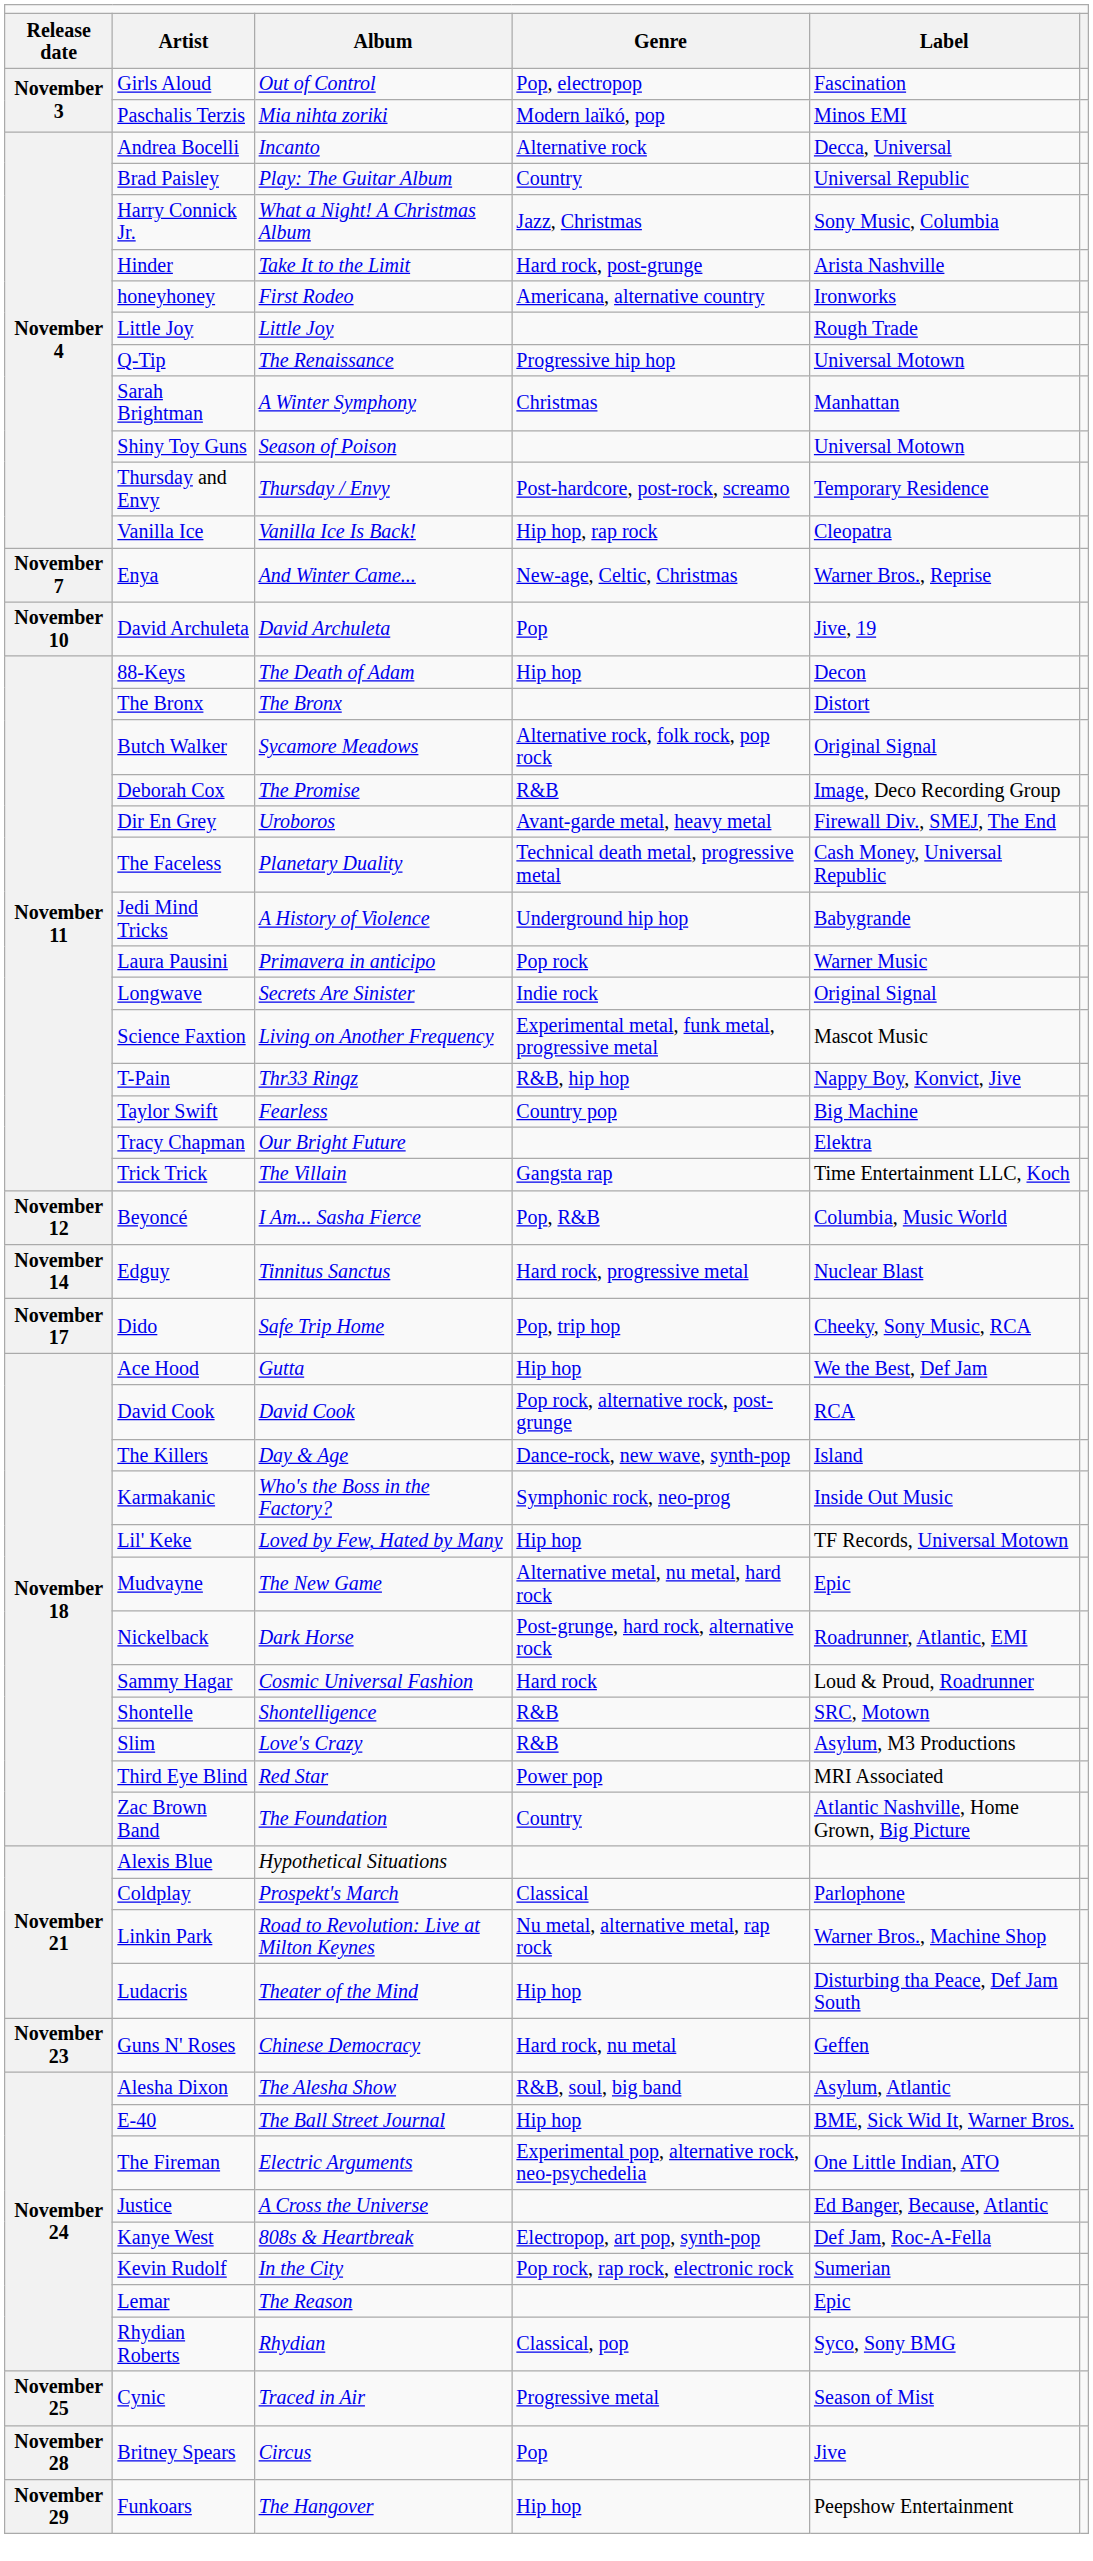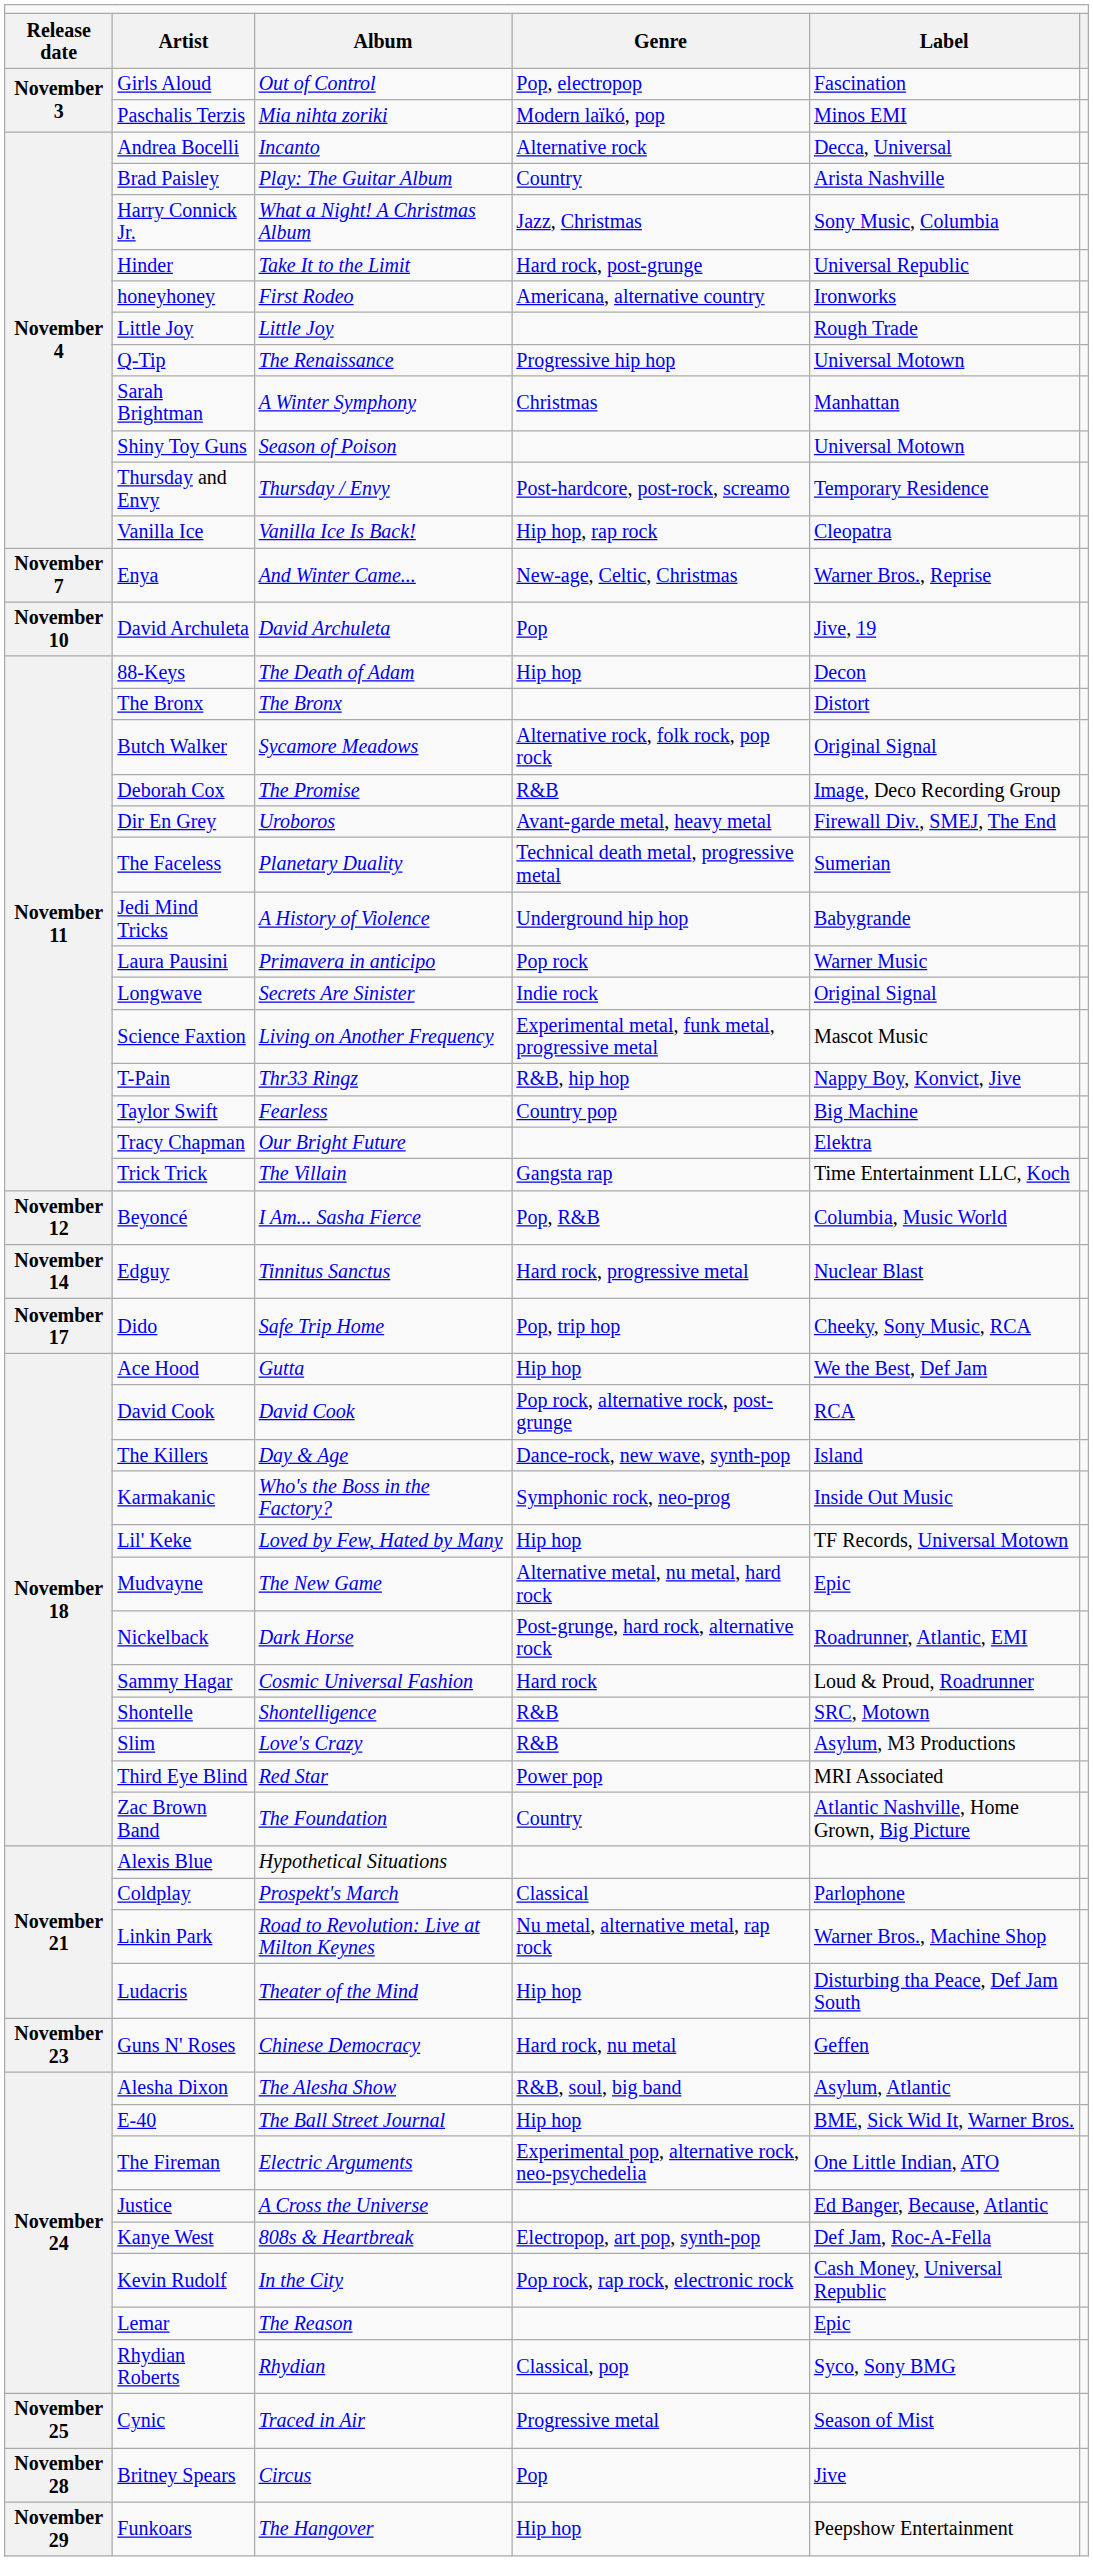(891, 178) Universal Republic -> (879, 178) Arista Nashville
(879, 264) Arista Nashville -> (891, 264) Universal Republic
(908, 864) Cash Money, Universal Republic -> (852, 864) Sumerian
(852, 2269) Sumerian -> (908, 2280) Cash Money, Universal Republic
